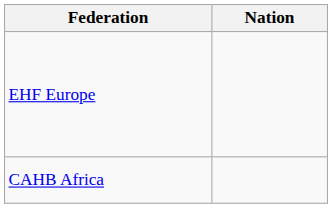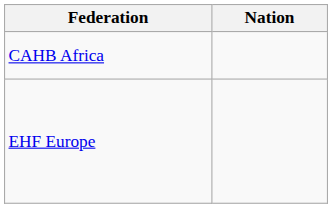rows swapped: (56, 179) <-> (52, 94)
